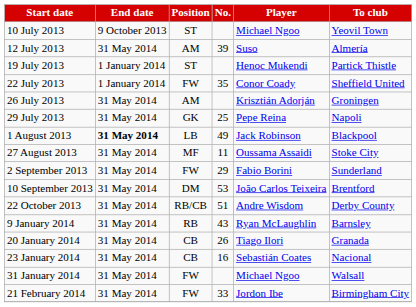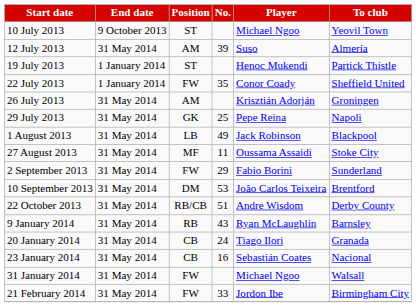(128, 135) bold -> (127, 135) normal
(223, 240) 26 -> (223, 240) 24
